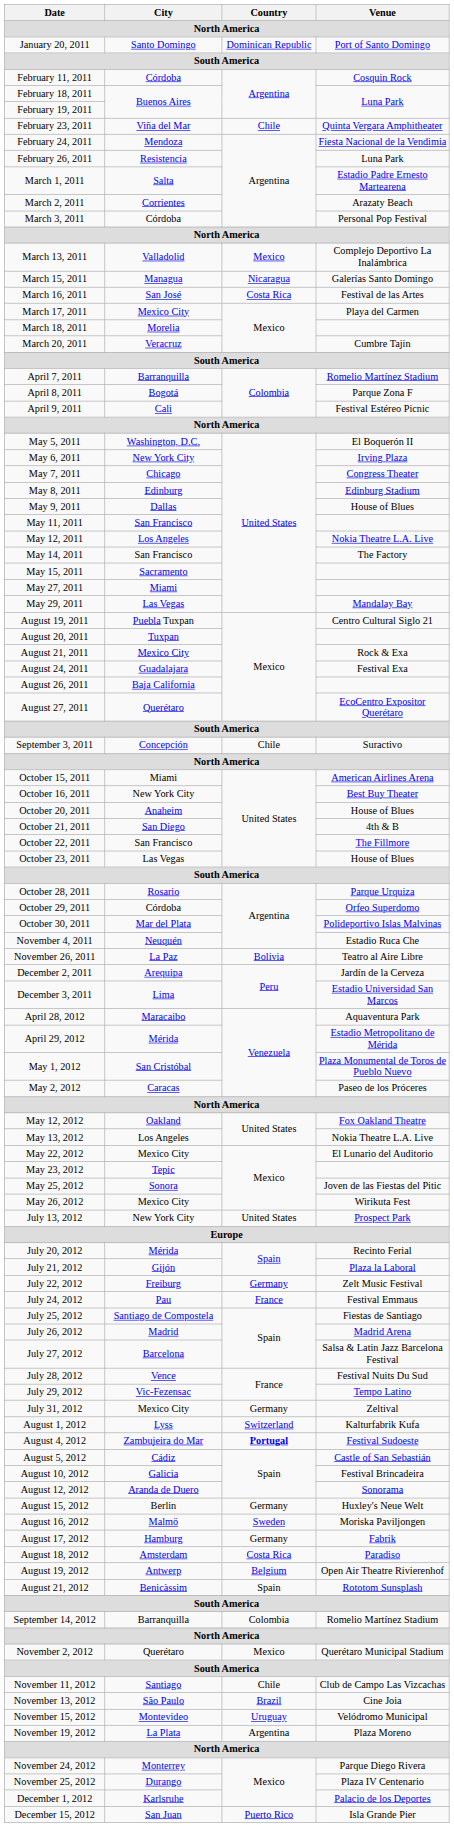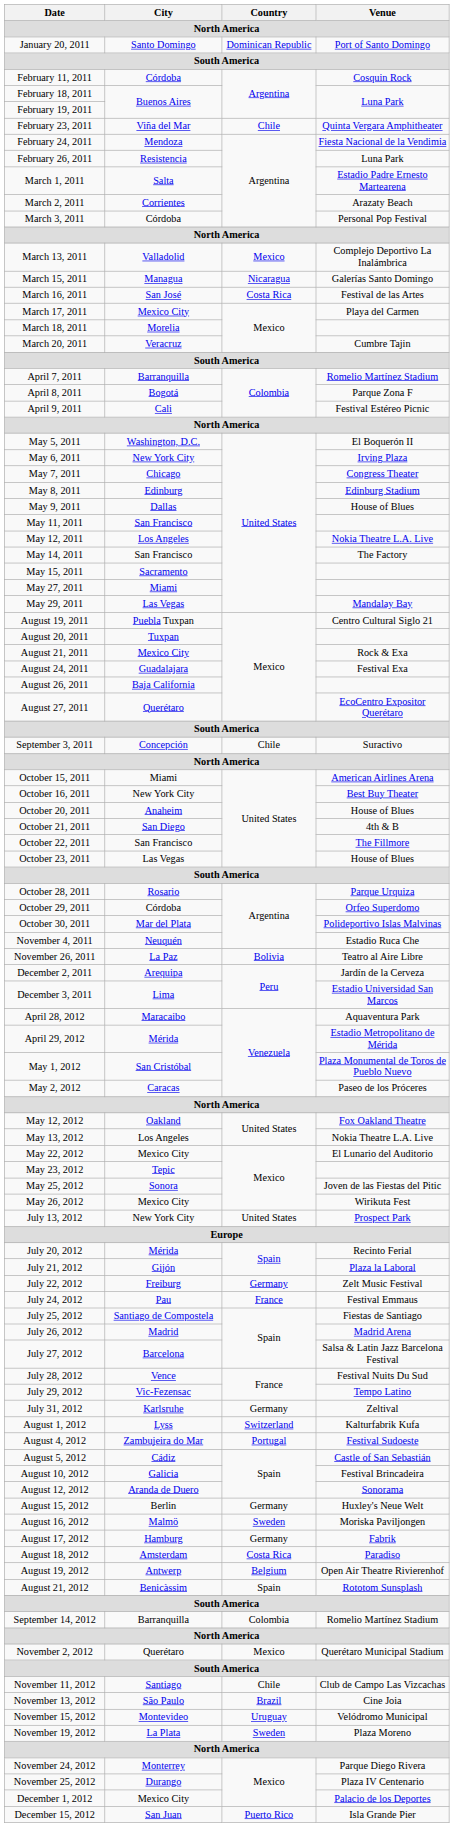(163, 1408) Mexico City -> (163, 1408) Karlsruhe
(269, 1441) bold -> (269, 1441) normal
(269, 1733) Argentina -> (269, 1733) Sweden
(163, 1798) Karlsruhe -> (163, 1798) Mexico City
